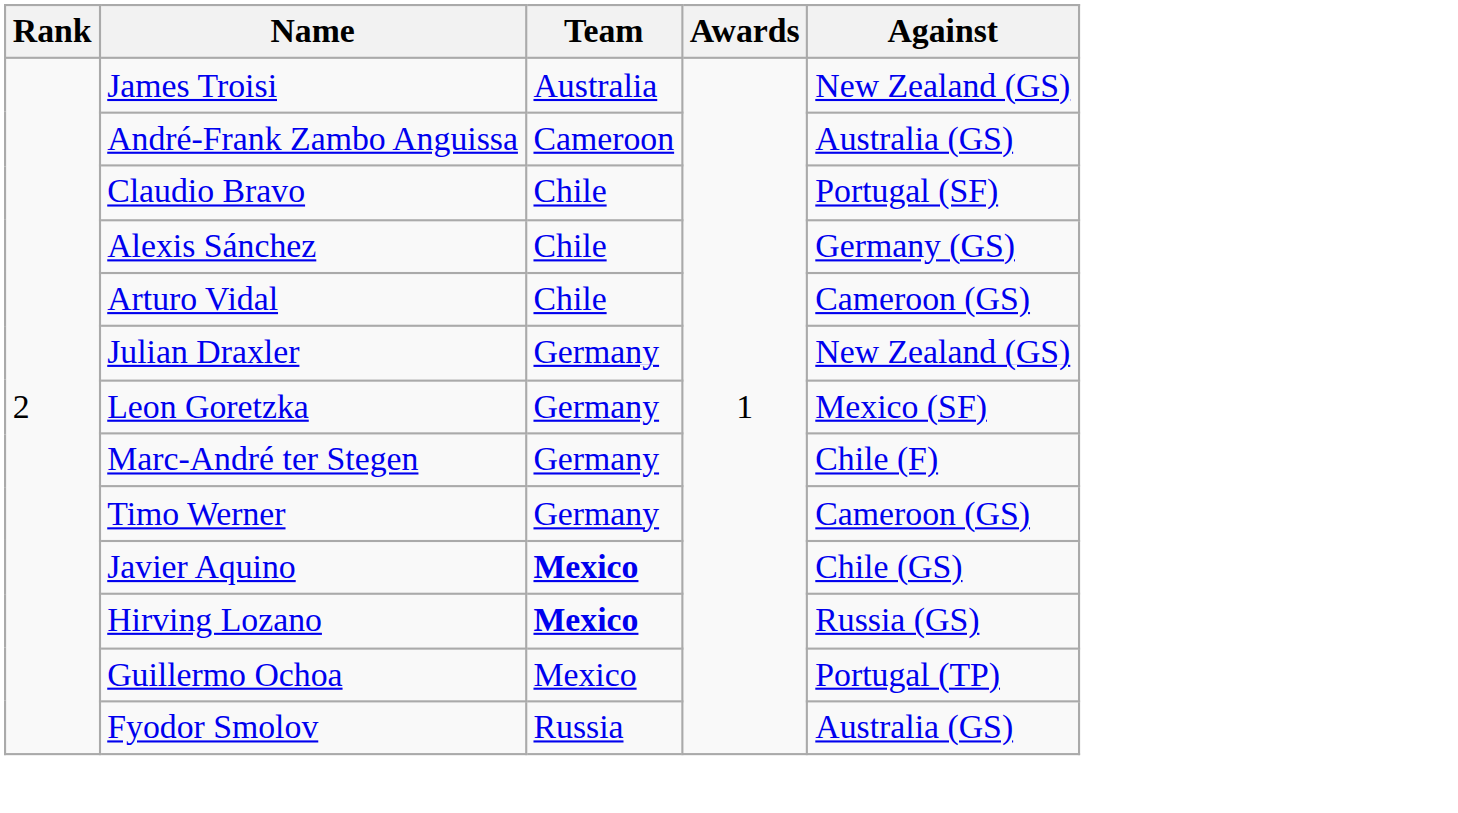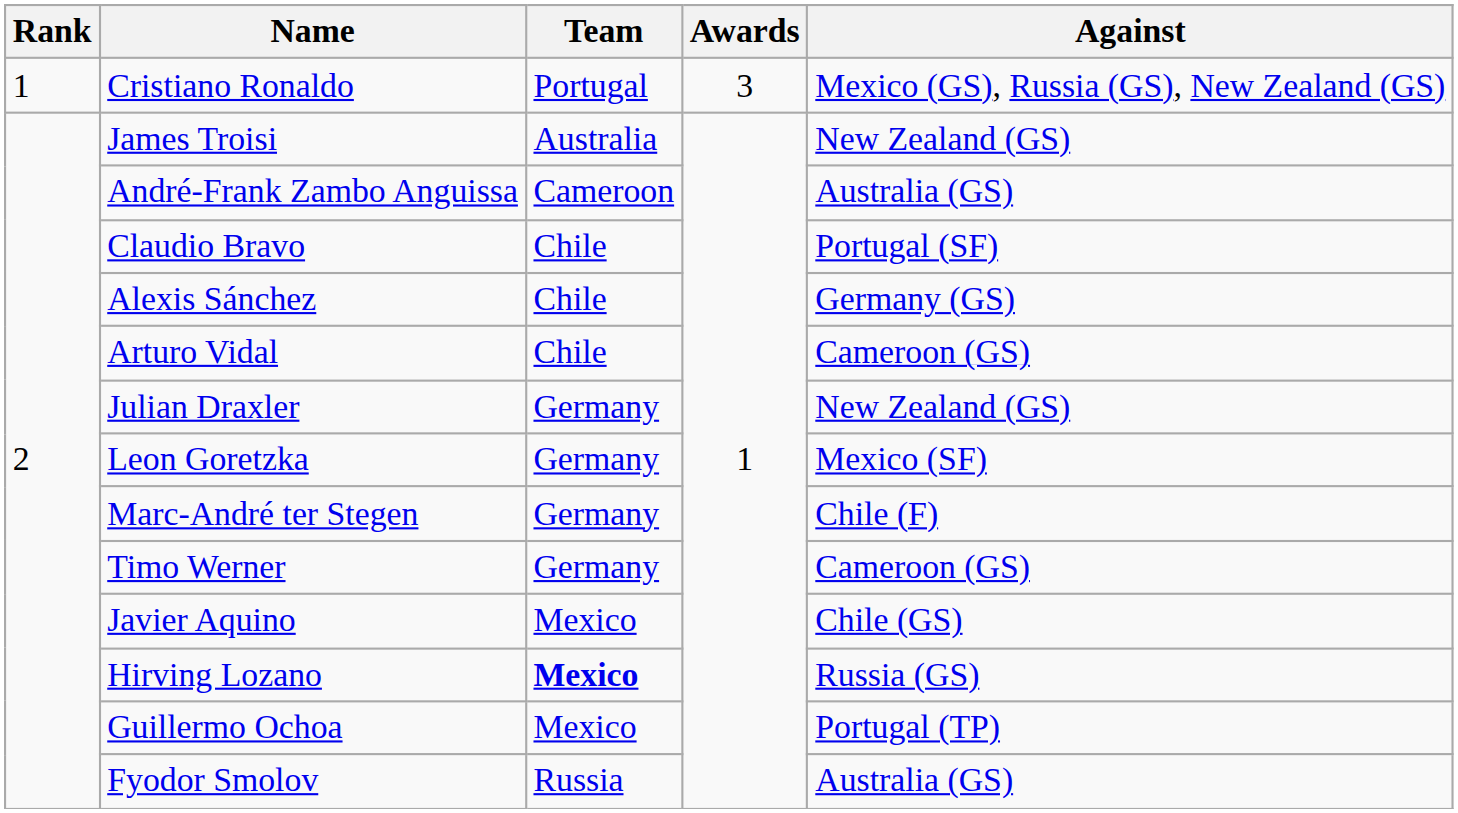+ row: (231, 84)
(586, 566) bold -> (585, 620) normal
